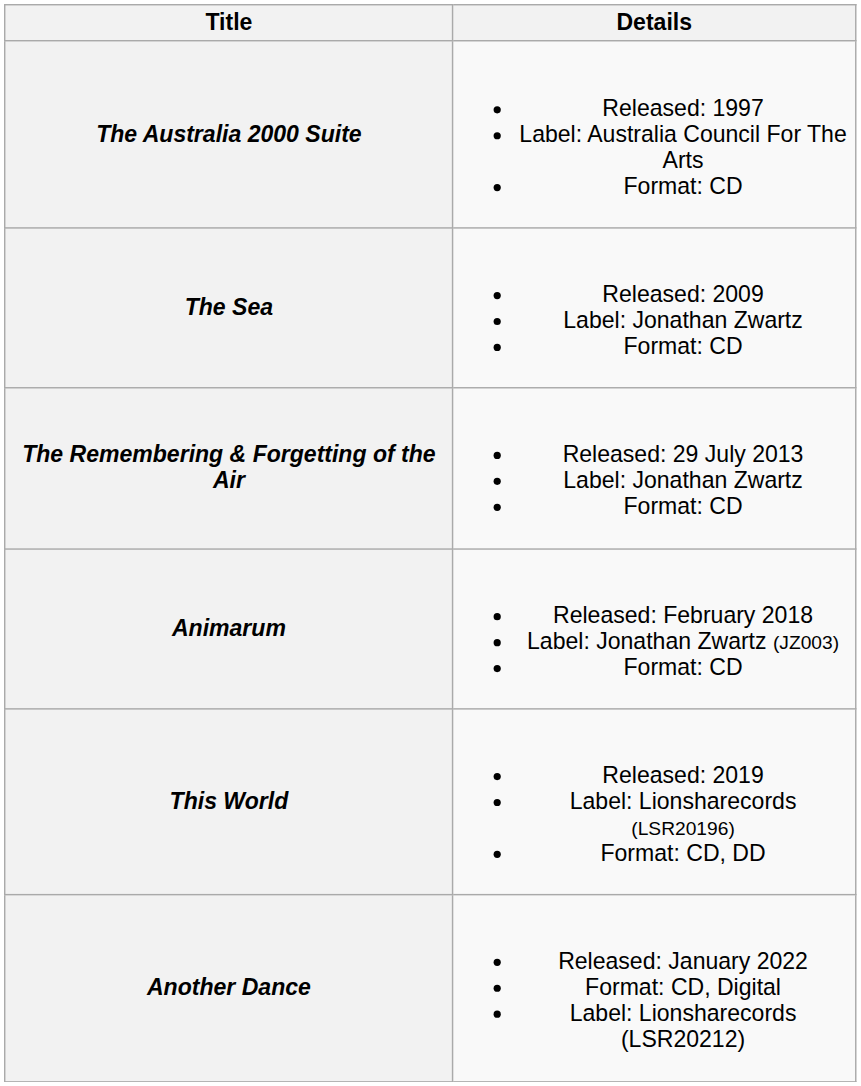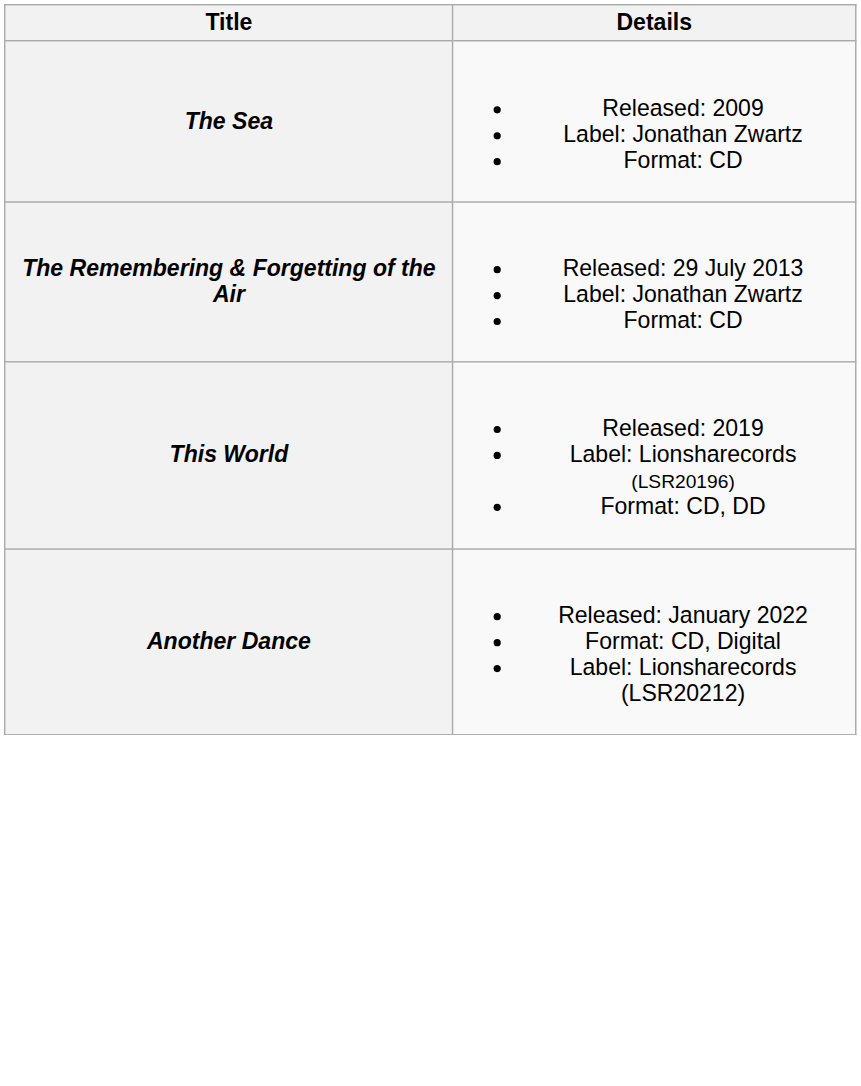- row: (229, 134)
- row: (229, 628)
